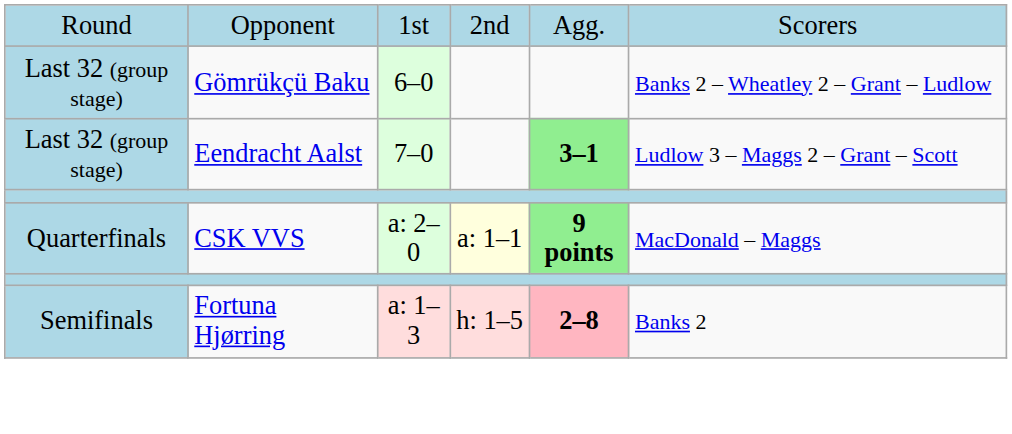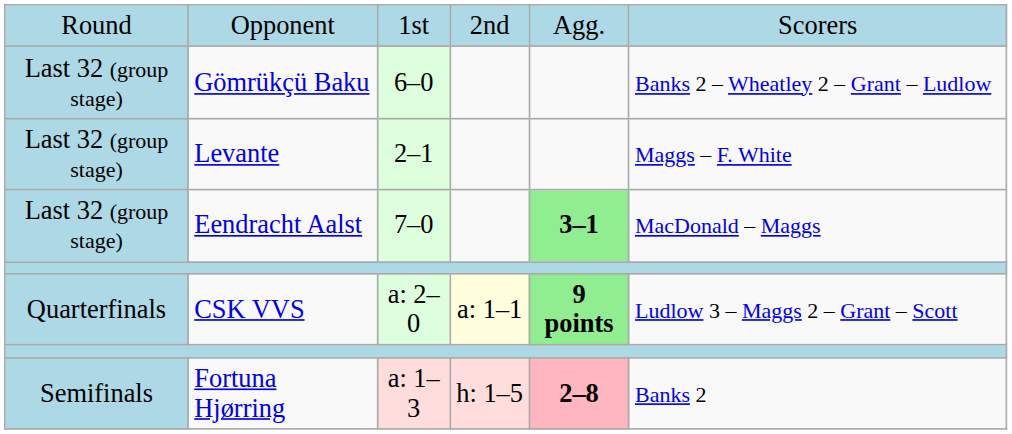+ row: (237, 153)
(796, 155) Ludlow 3 – Maggs 2 – Grant – Scott -> (728, 226) MacDonald – Maggs
(728, 239) MacDonald – Maggs -> (796, 310) Ludlow 3 – Maggs 2 – Grant – Scott
